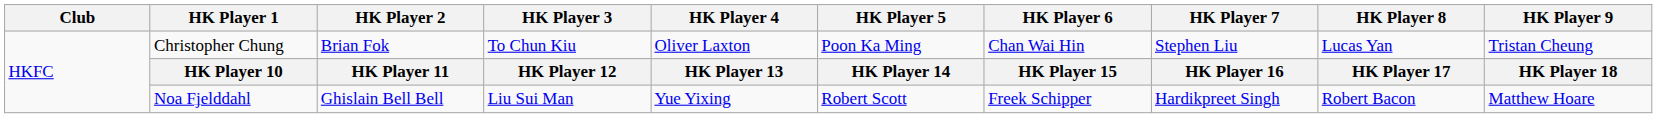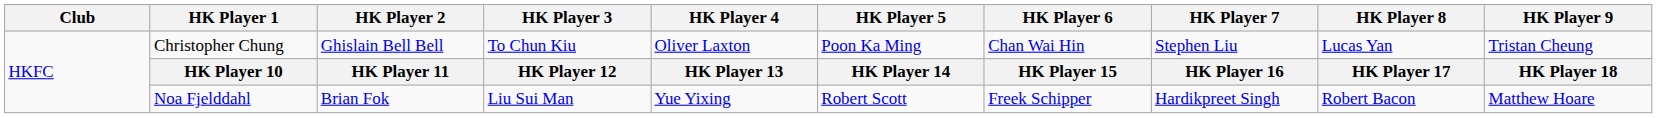(355, 44) Brian Fok -> (382, 44) Ghislain Bell Bell
(382, 98) Ghislain Bell Bell -> (355, 98) Brian Fok
